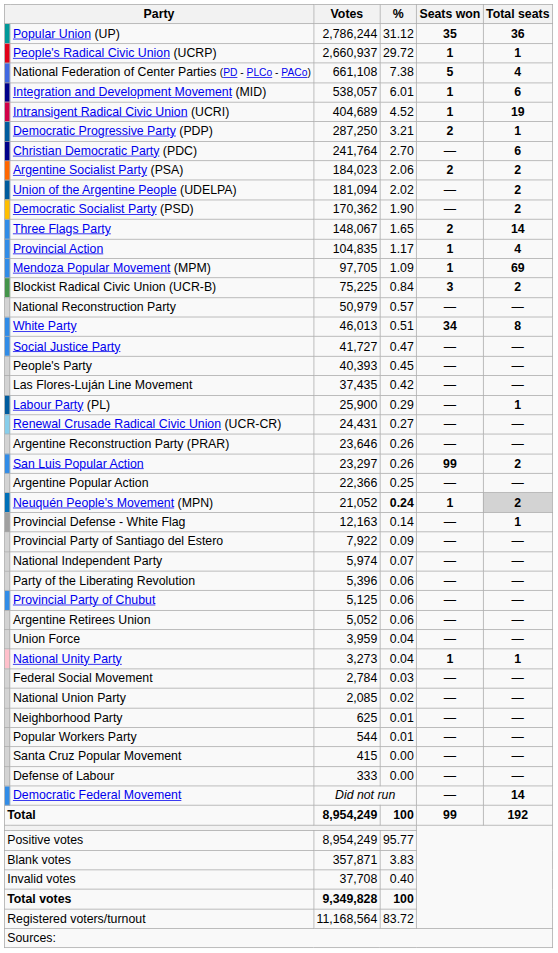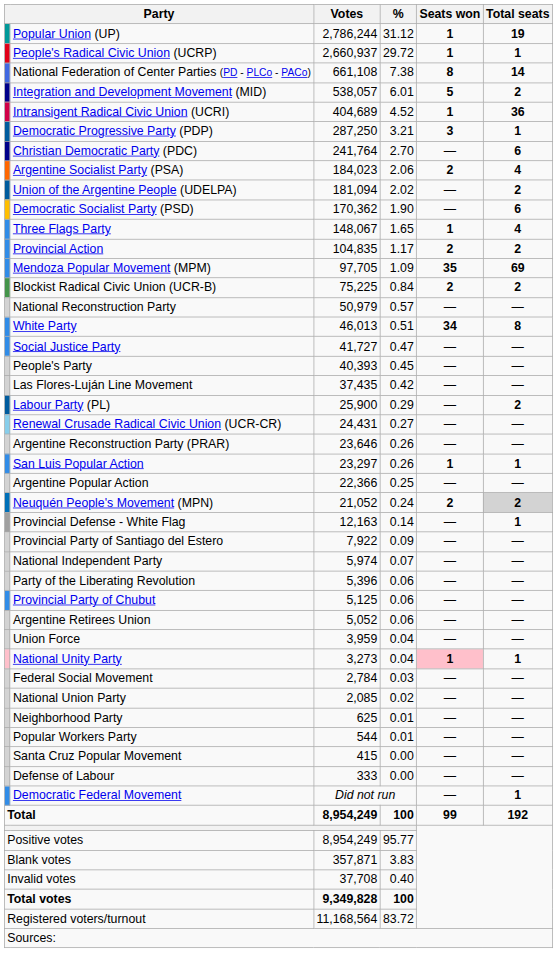(450, 33) 35 -> (450, 33) 1
(518, 33) 36 -> (518, 33) 19
(450, 72) 5 -> (450, 72) 8
(518, 72) 4 -> (518, 72) 14
(450, 92) 1 -> (450, 92) 5
(518, 92) 6 -> (518, 92) 2
(518, 111) 19 -> (518, 111) 36
(450, 131) 2 -> (450, 131) 3
(518, 170) 2 -> (518, 170) 4
(518, 209) 2 -> (518, 209) 6
(450, 229) 2 -> (450, 229) 1
(518, 229) 14 -> (518, 229) 4
(450, 248) 1 -> (450, 248) 2
(518, 248) 4 -> (518, 248) 2
(450, 268) 1 -> (450, 268) 35
(450, 287) 3 -> (450, 287) 2
(518, 405) 1 -> (518, 405) 2
(450, 463) 99 -> (450, 463) 1
(518, 463) 2 -> (518, 463) 1
(402, 502) bold -> (402, 502) normal
(450, 502) 1 -> (450, 502) 2
(450, 659) no background -> (450, 659) pink background
(518, 795) 14 -> (518, 795) 1
